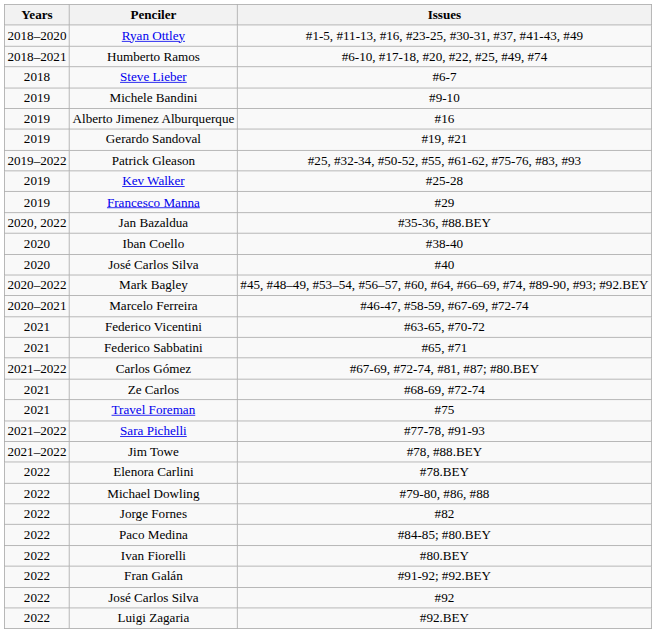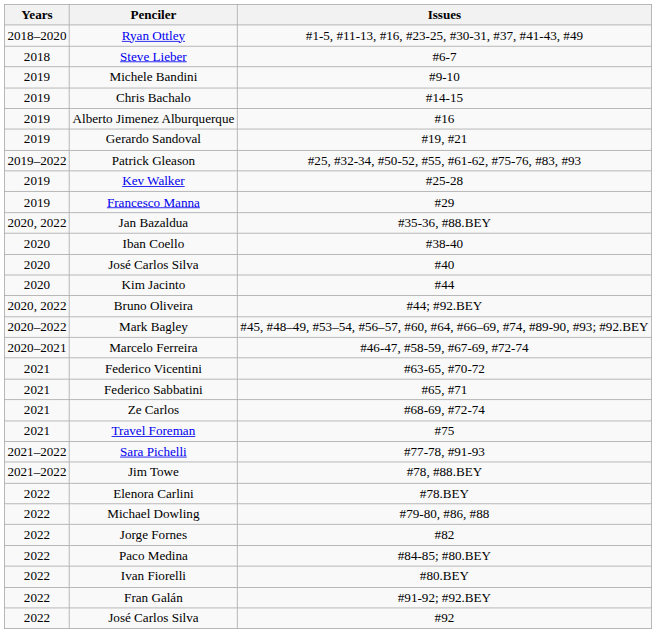- row: (153, 56)
+ row: (153, 98)
+ row: (153, 285)
+ row: (153, 306)
- row: (153, 368)
- row: (153, 618)
